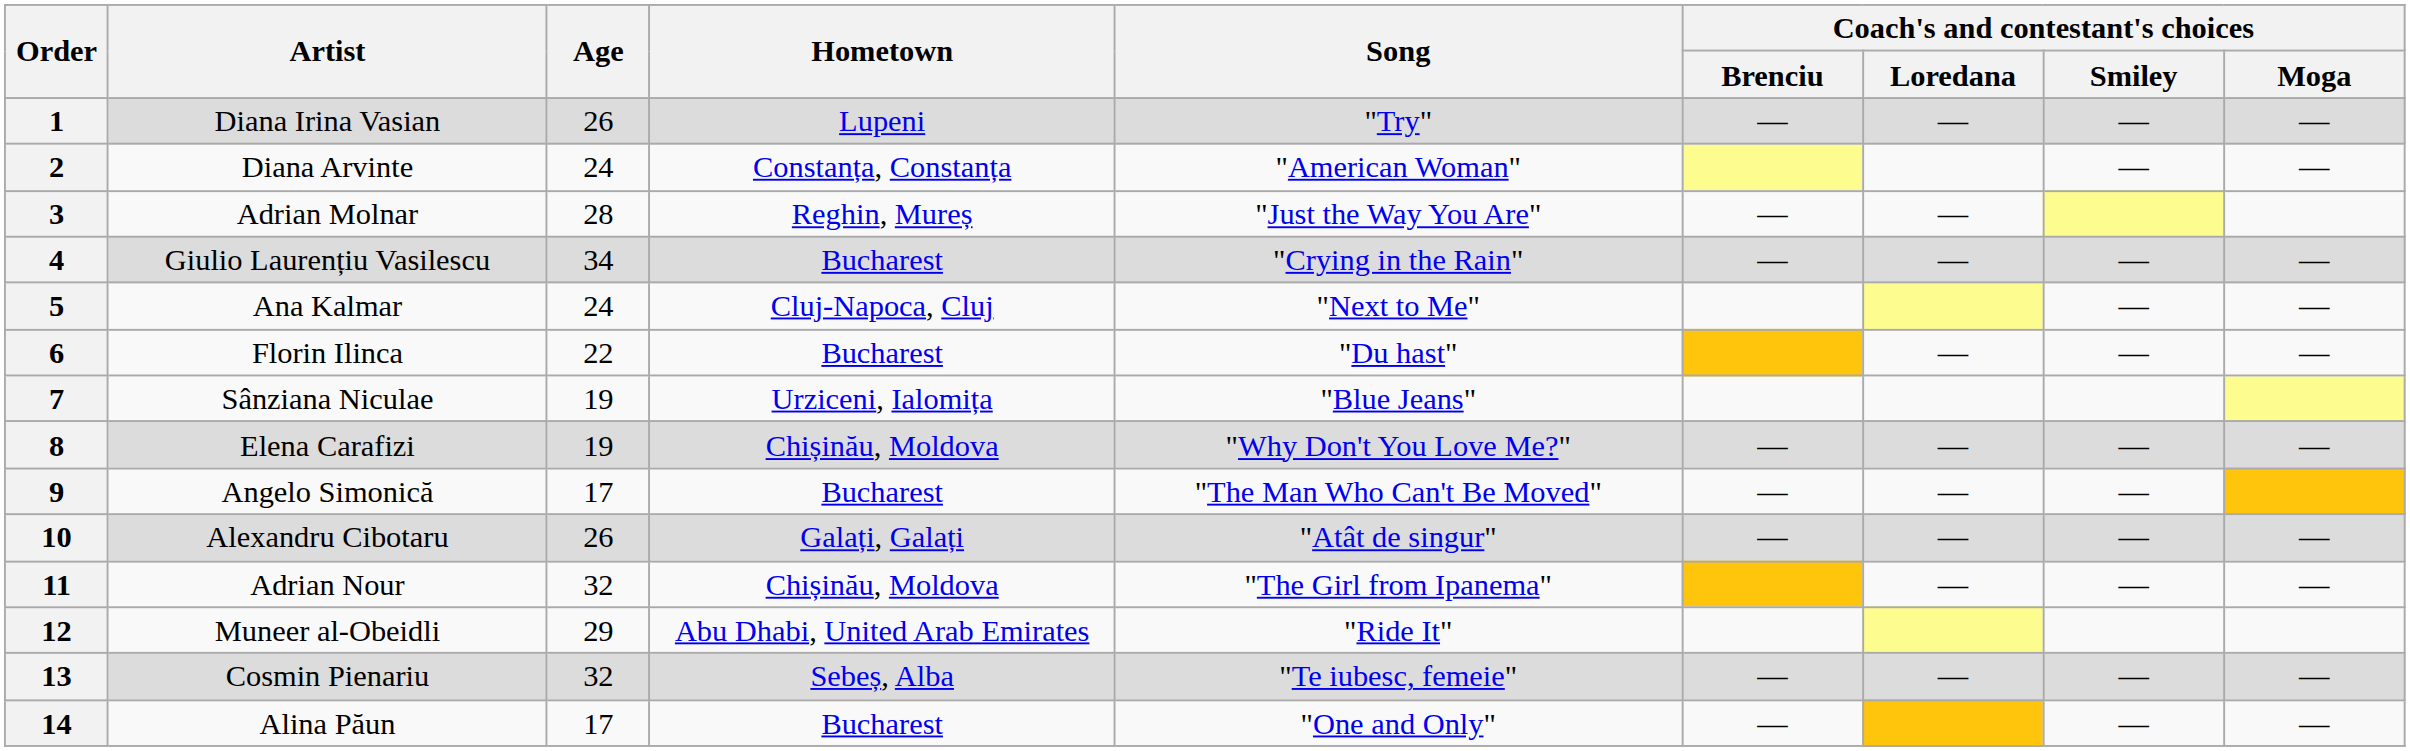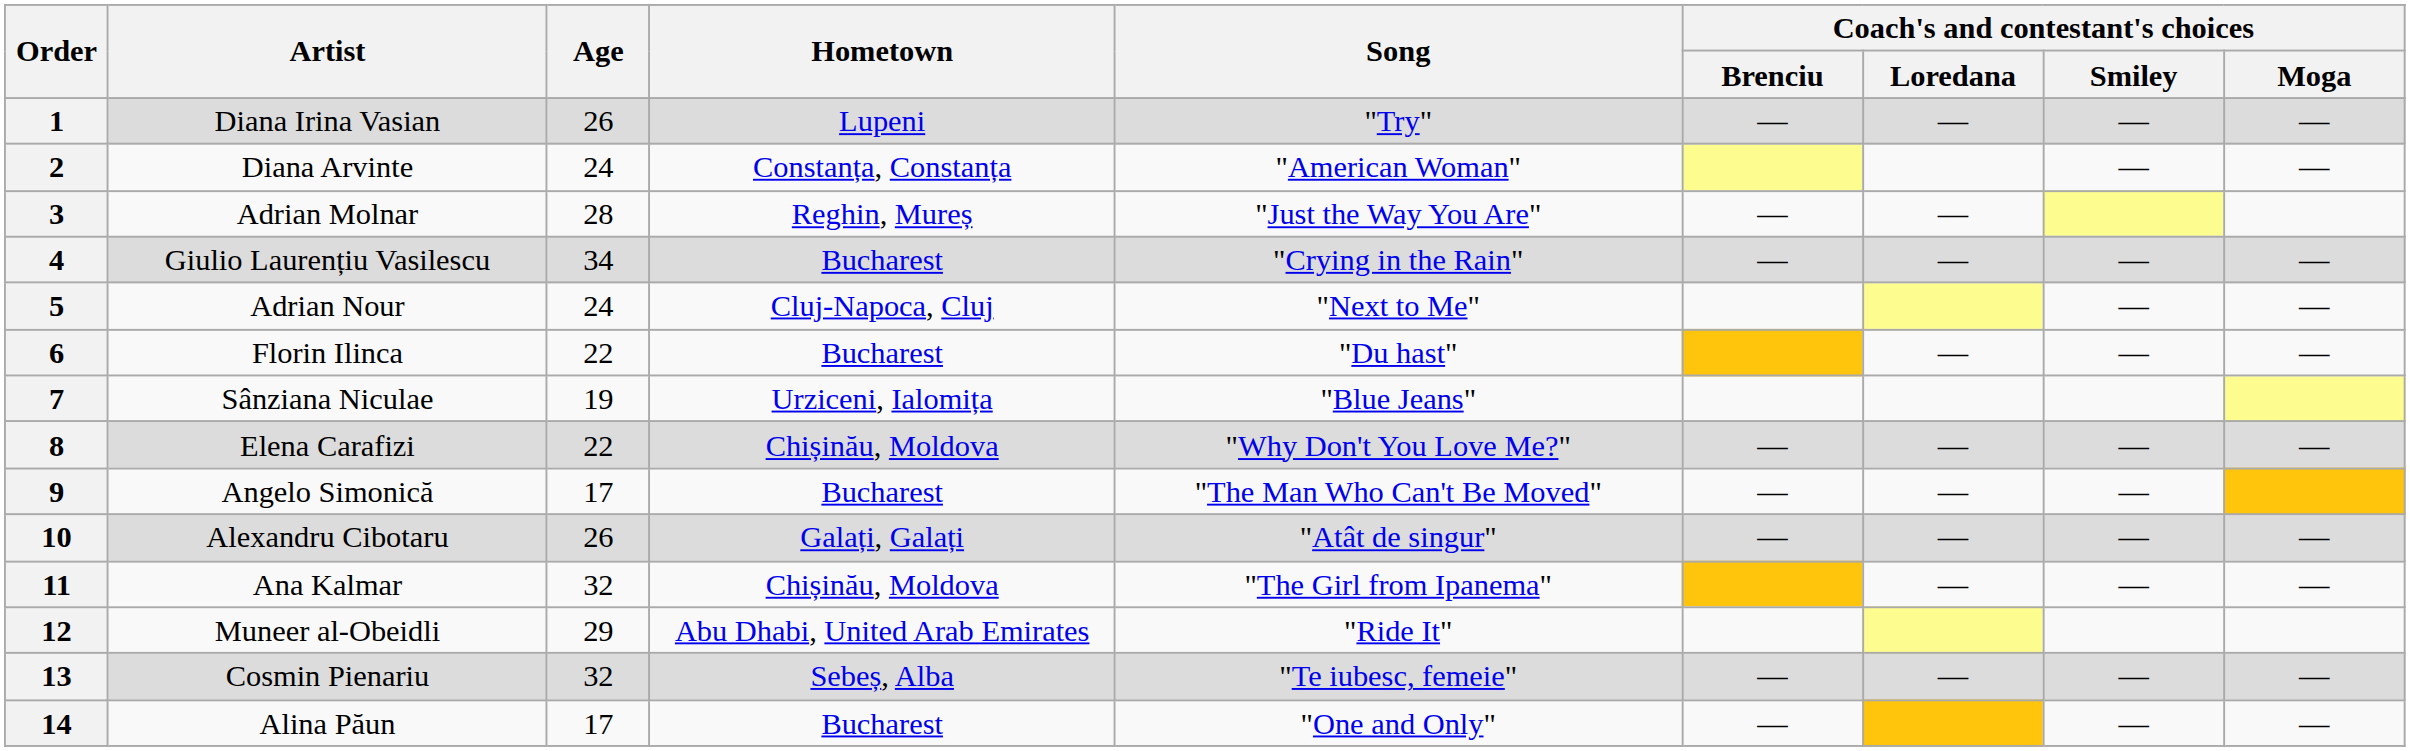(327, 306) Ana Kalmar -> (327, 306) Adrian Nour
(598, 445) 19 -> (598, 445) 22
(327, 584) Adrian Nour -> (327, 584) Ana Kalmar
